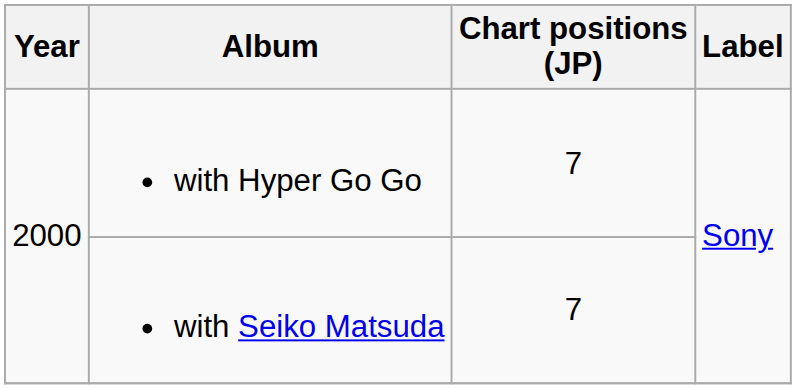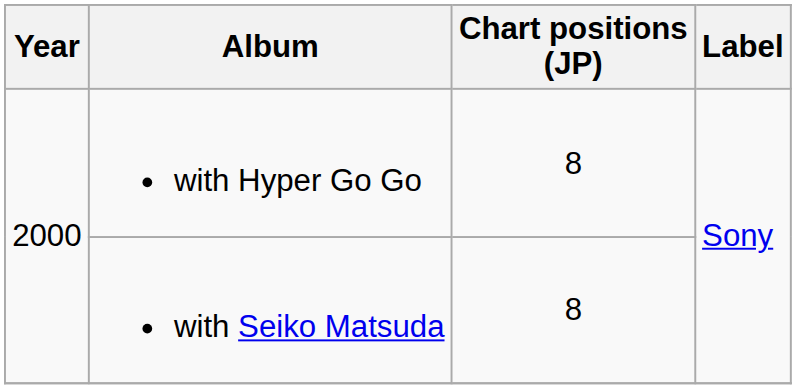(573, 162) 7 -> (573, 162) 8
(573, 309) 7 -> (573, 309) 8
